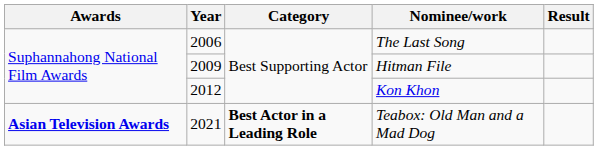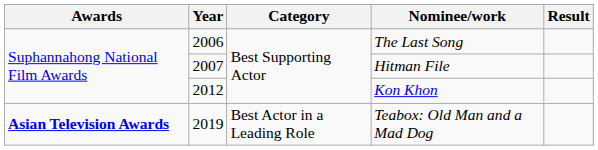(206, 66) 2009 -> (208, 66) 2007
(206, 123) 2021 -> (208, 123) 2019
(277, 123) bold -> (277, 123) normal
